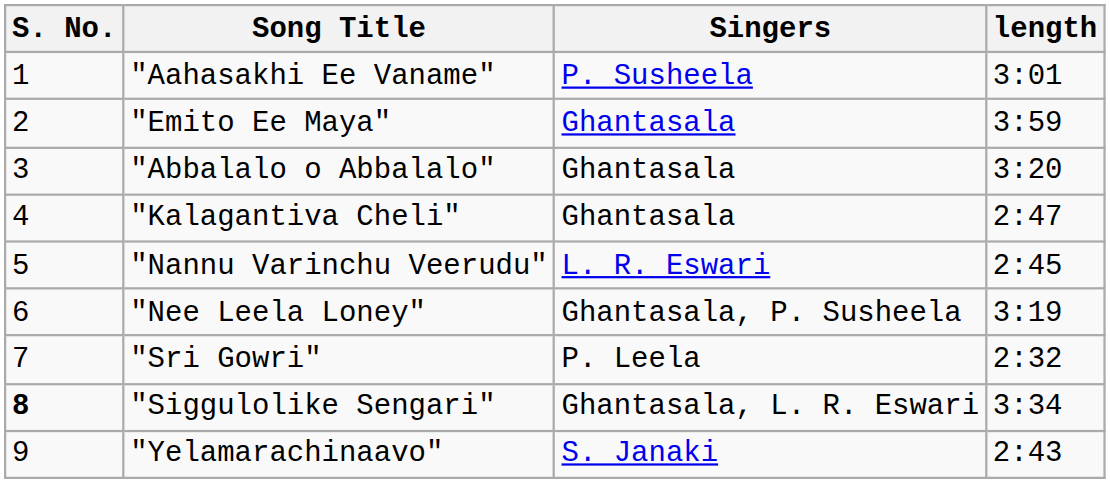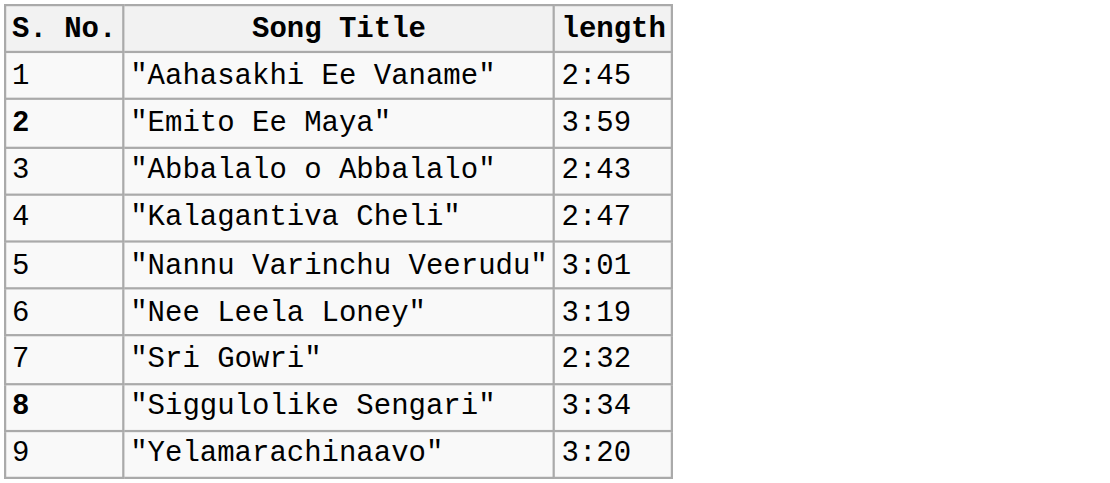- column: (770, 29)
(1028, 76) 3:01 -> (596, 76) 2:45
(21, 123) normal -> (21, 123) bold
(1028, 170) 3:20 -> (596, 170) 2:43
(1028, 265) 2:45 -> (596, 265) 3:01
(1028, 454) 2:43 -> (596, 454) 3:20
